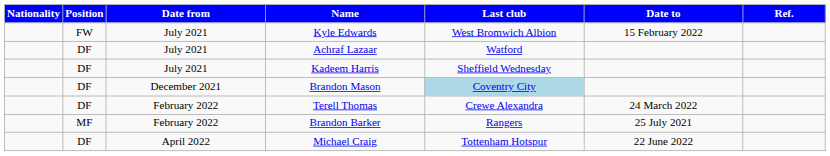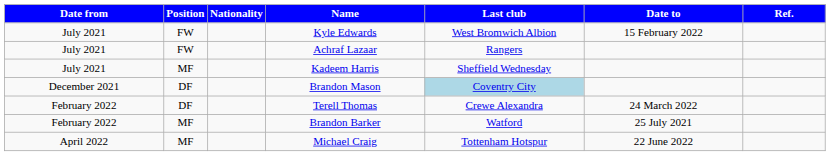columns swapped: (186, 14) <-> (33, 14)
(84, 50) DF -> (185, 50) FW
(504, 50) Watford -> (504, 50) Rangers
(84, 68) DF -> (185, 68) MF
(504, 123) Rangers -> (504, 123) Watford
(84, 142) DF -> (185, 142) MF
